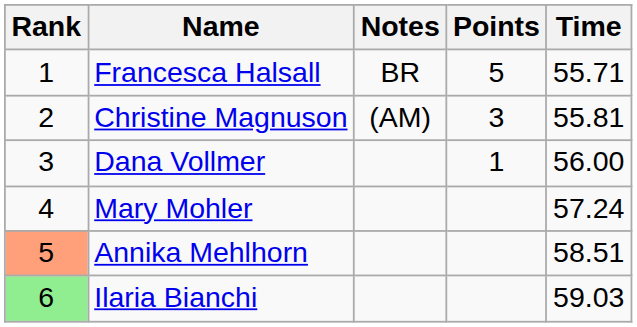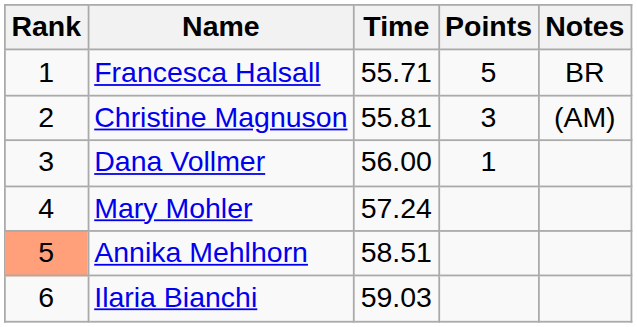columns swapped: (589, 27) <-> (400, 27)
(46, 298) lightgreen background -> (46, 298) no background
